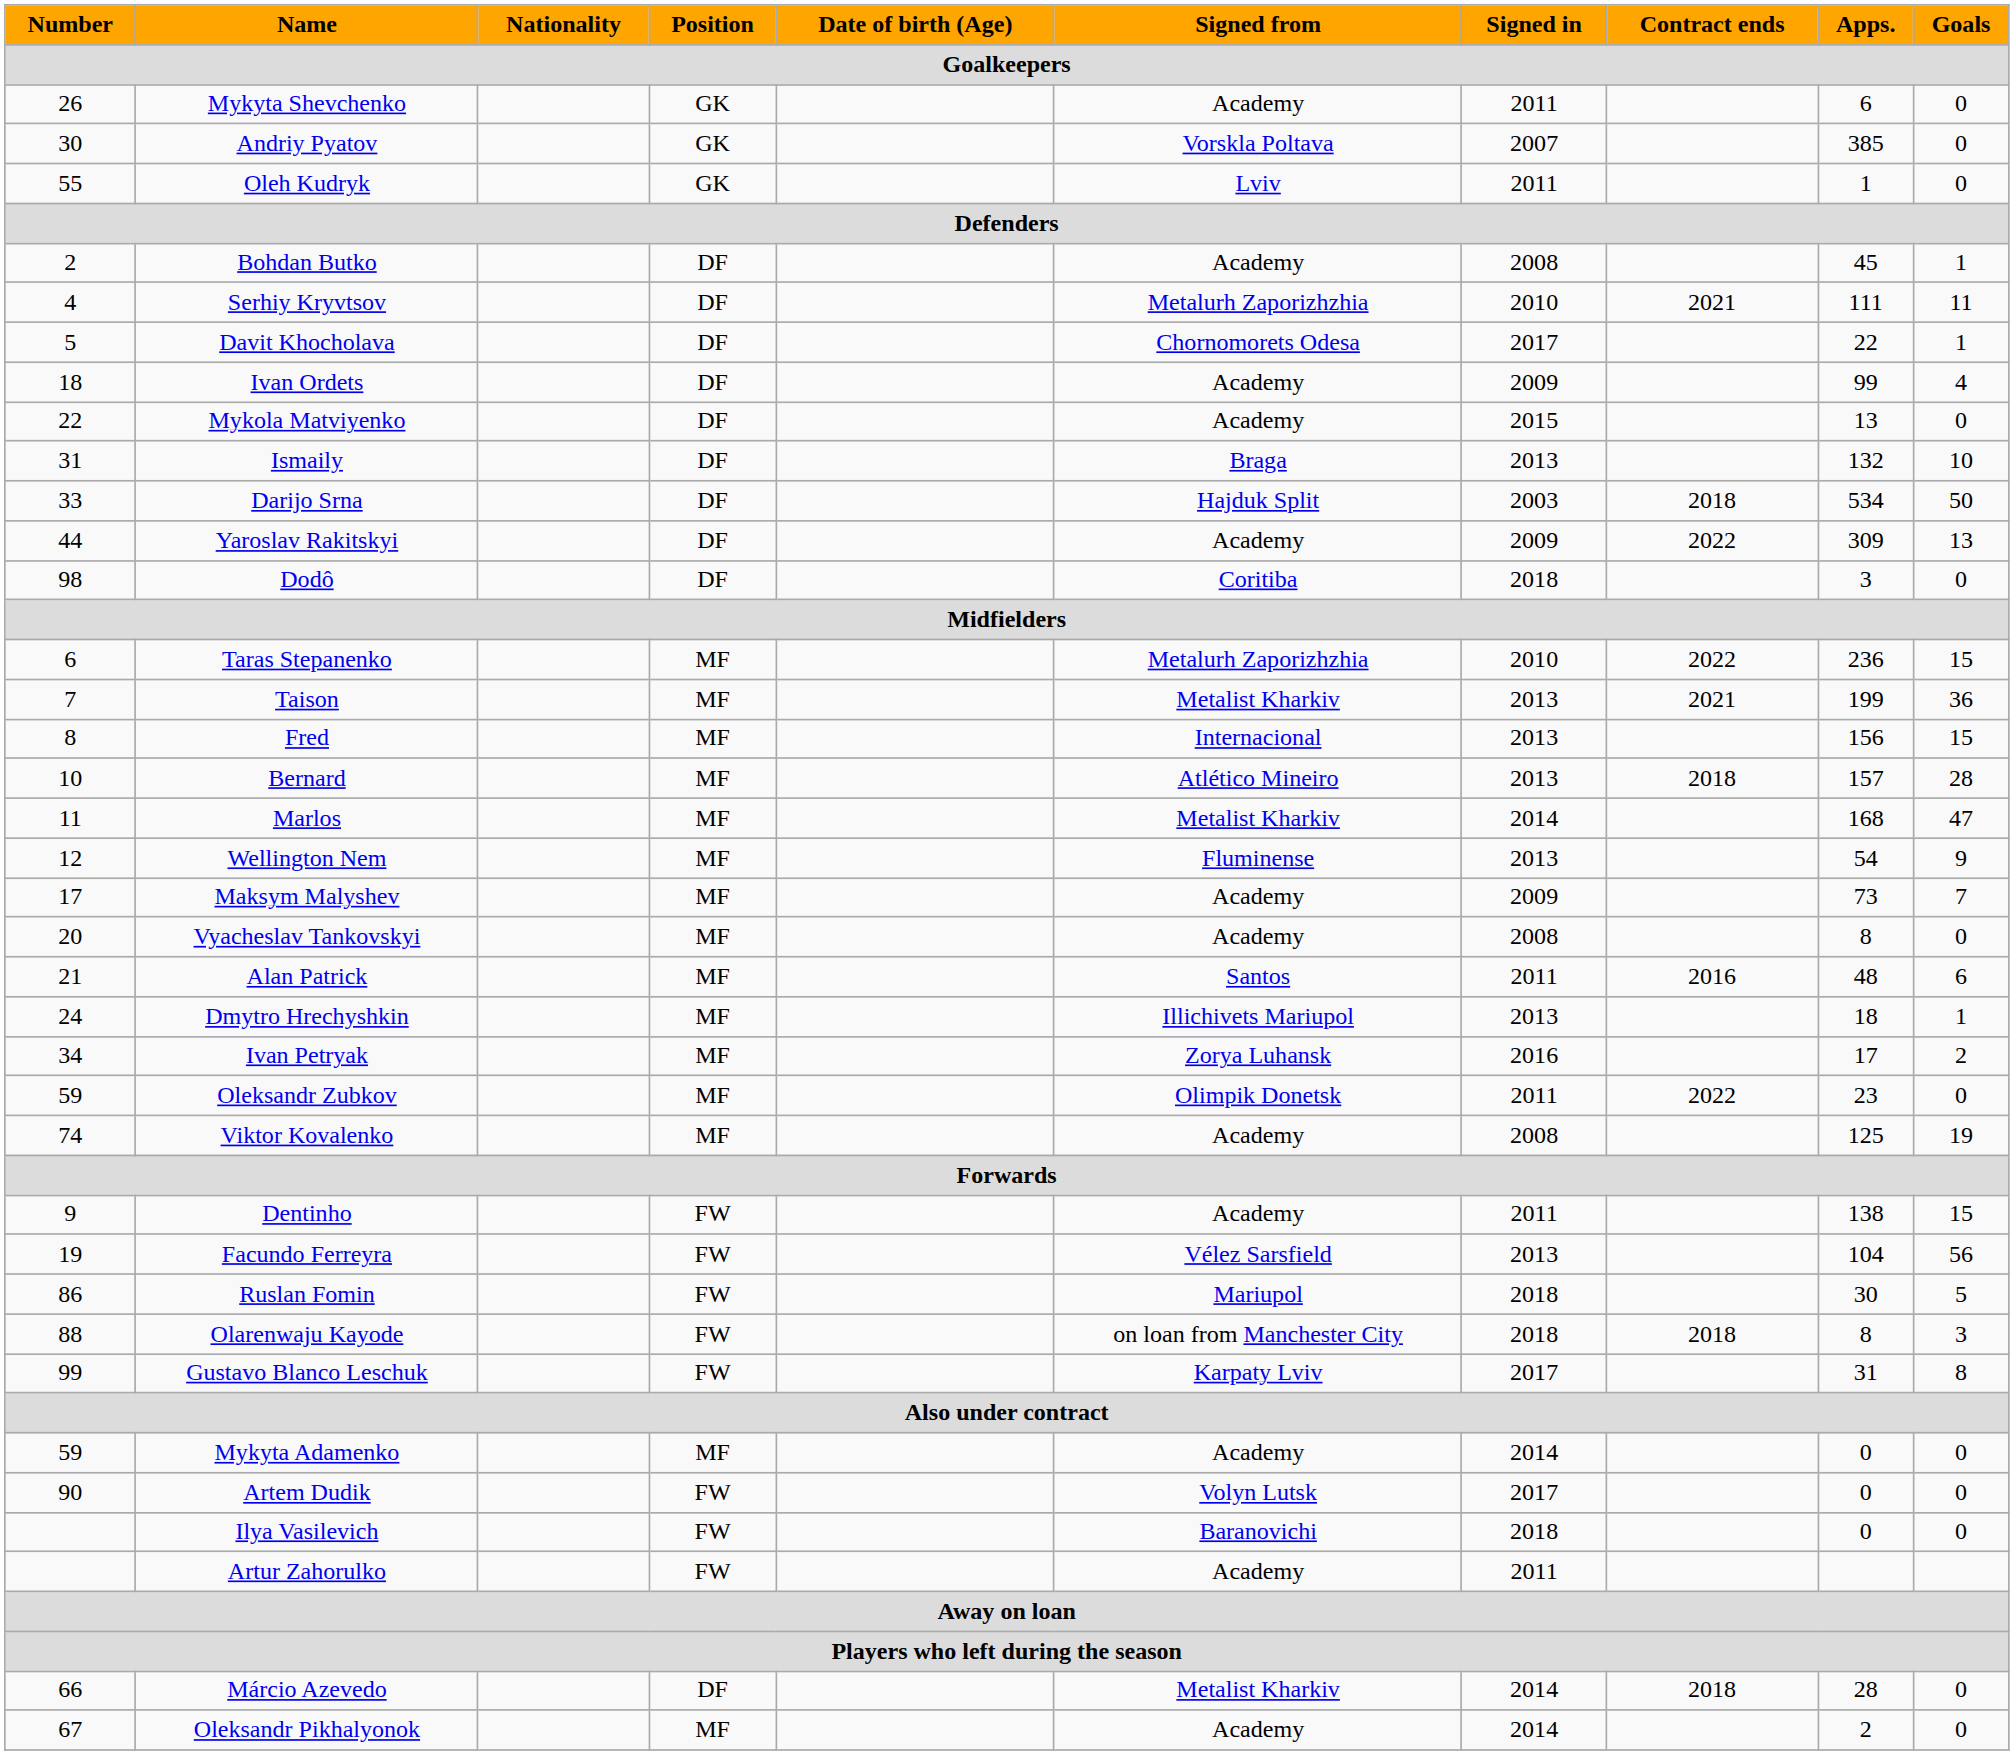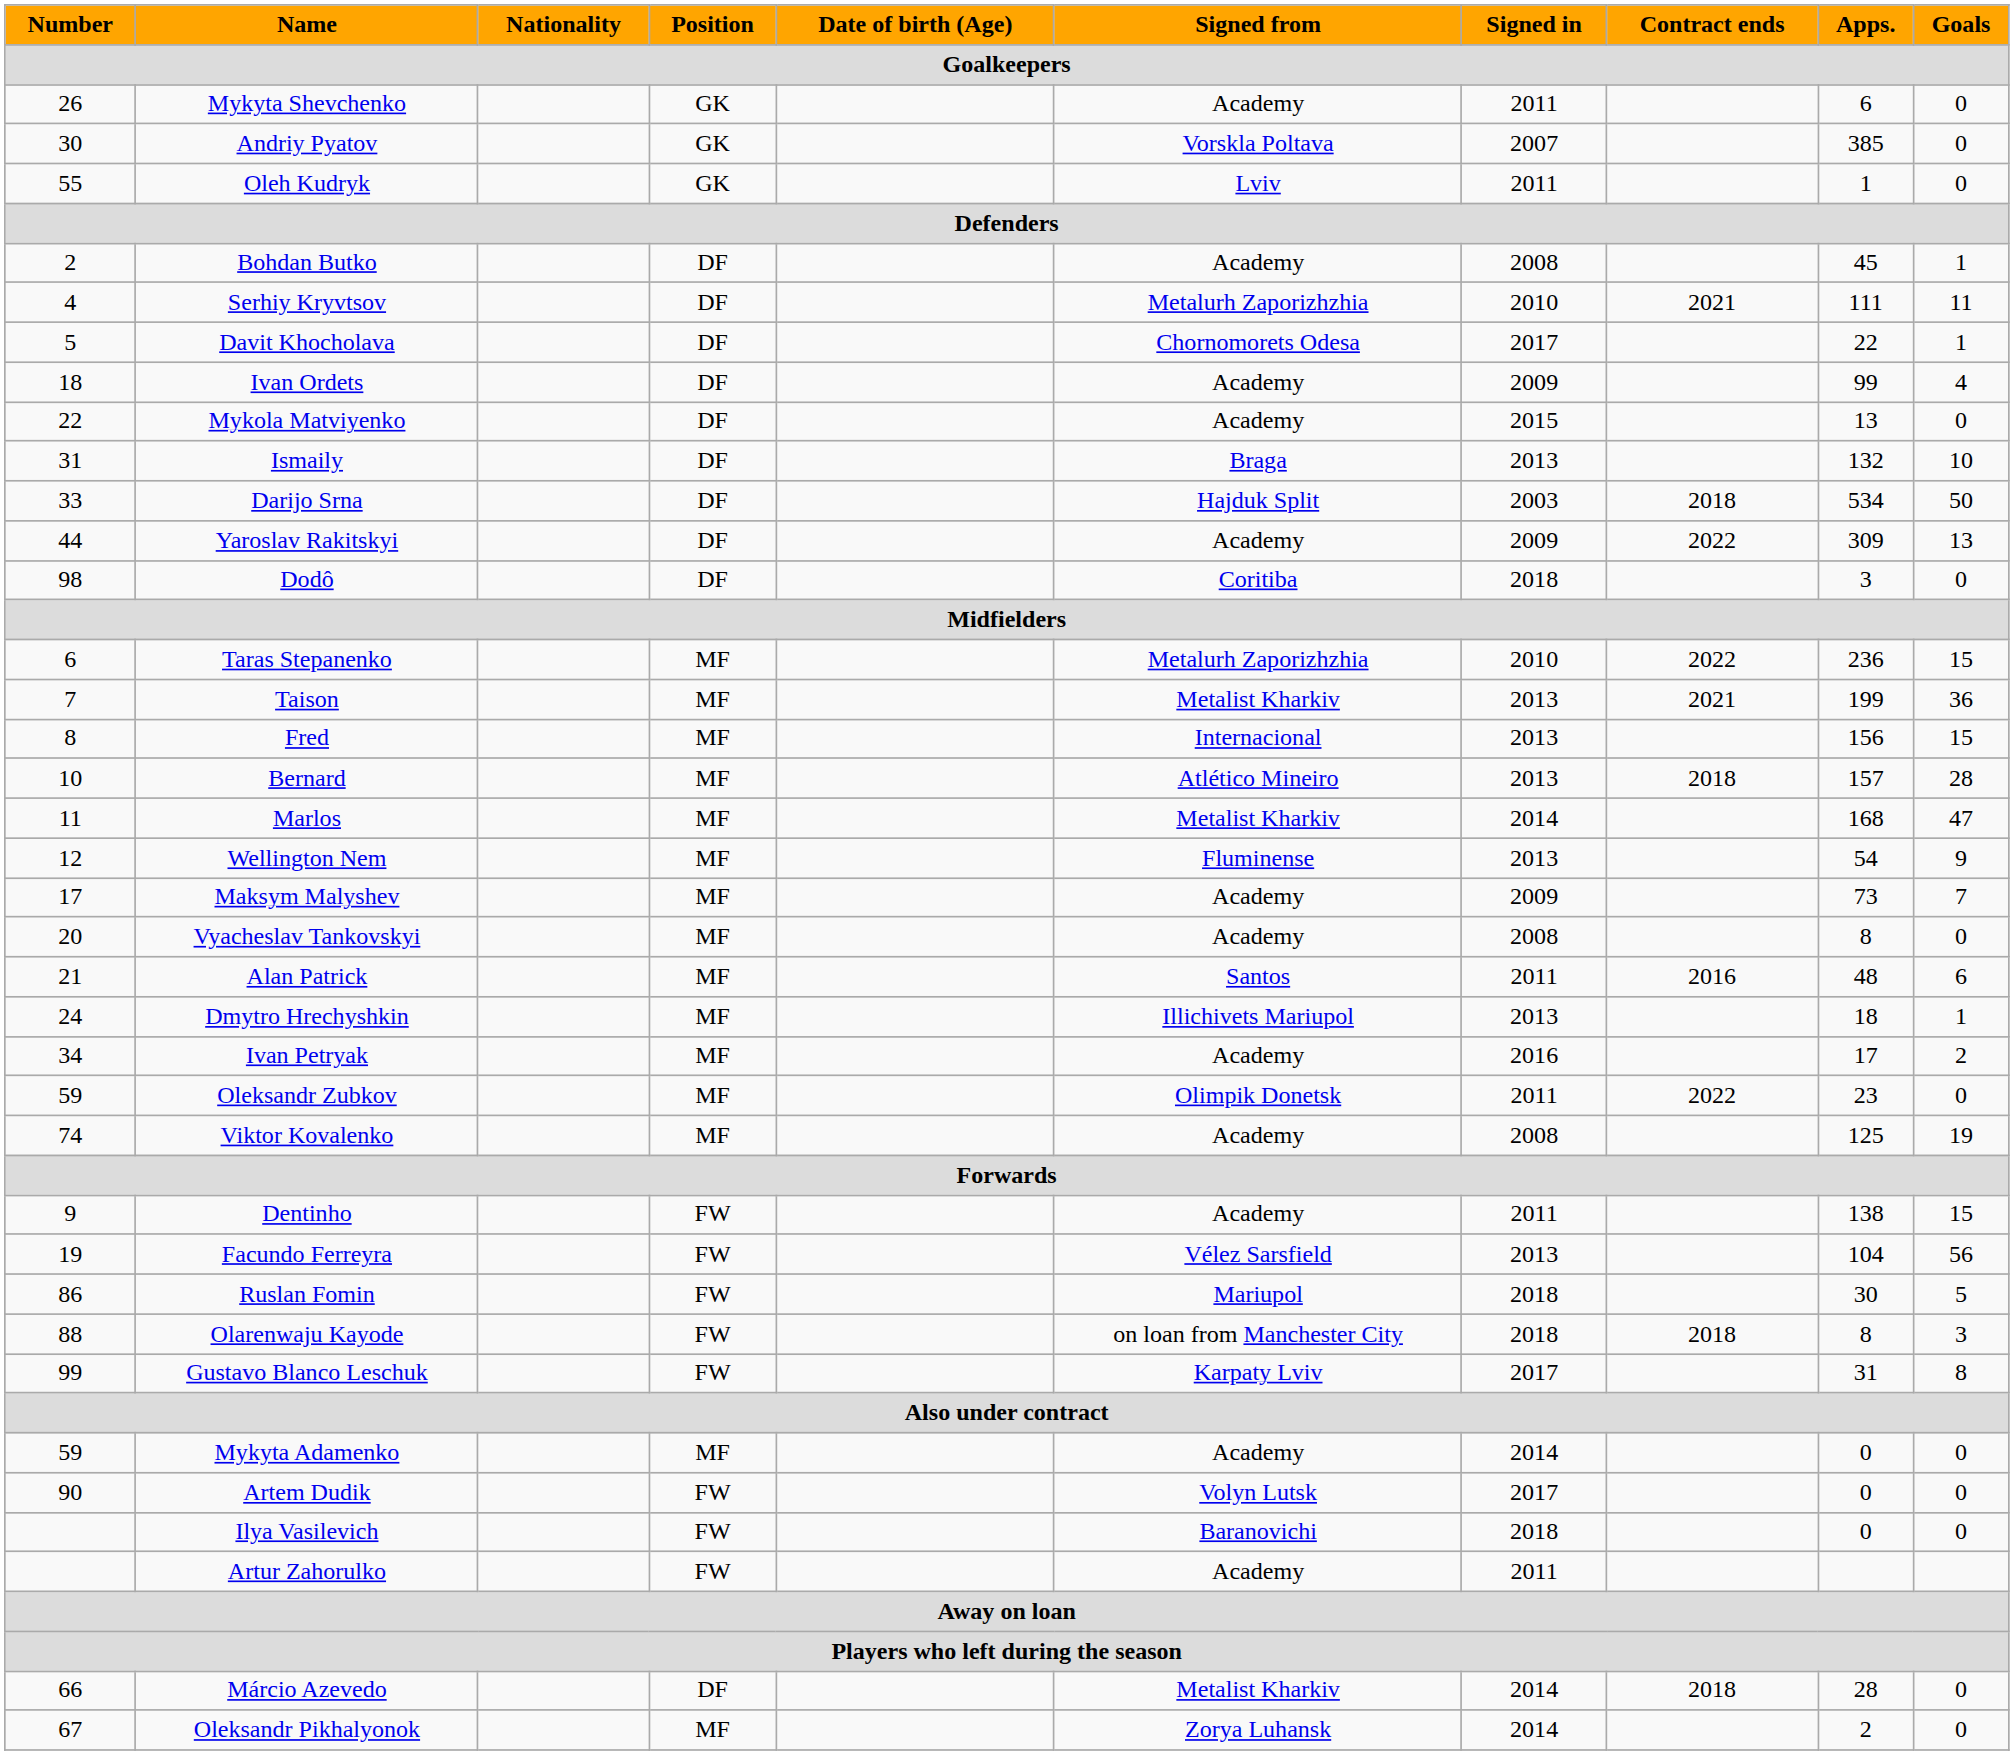(1258, 1055) Zorya Luhansk -> (1258, 1055) Academy
(1258, 1730) Academy -> (1258, 1730) Zorya Luhansk
